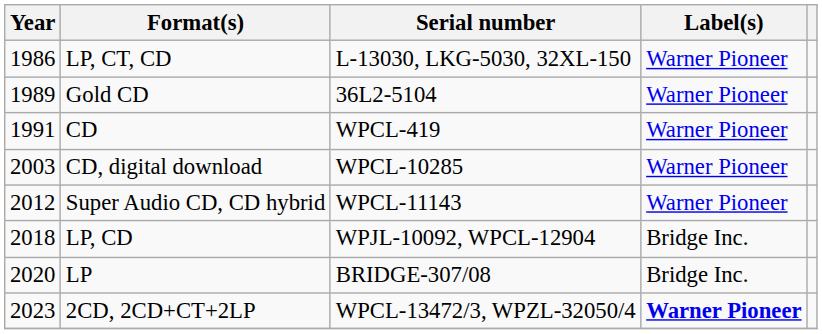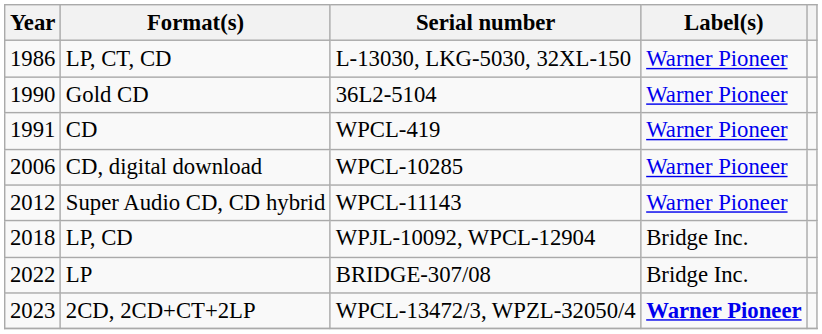(33, 94) 1989 -> (33, 94) 1990
(33, 166) 2003 -> (33, 166) 2006
(33, 274) 2020 -> (33, 274) 2022
